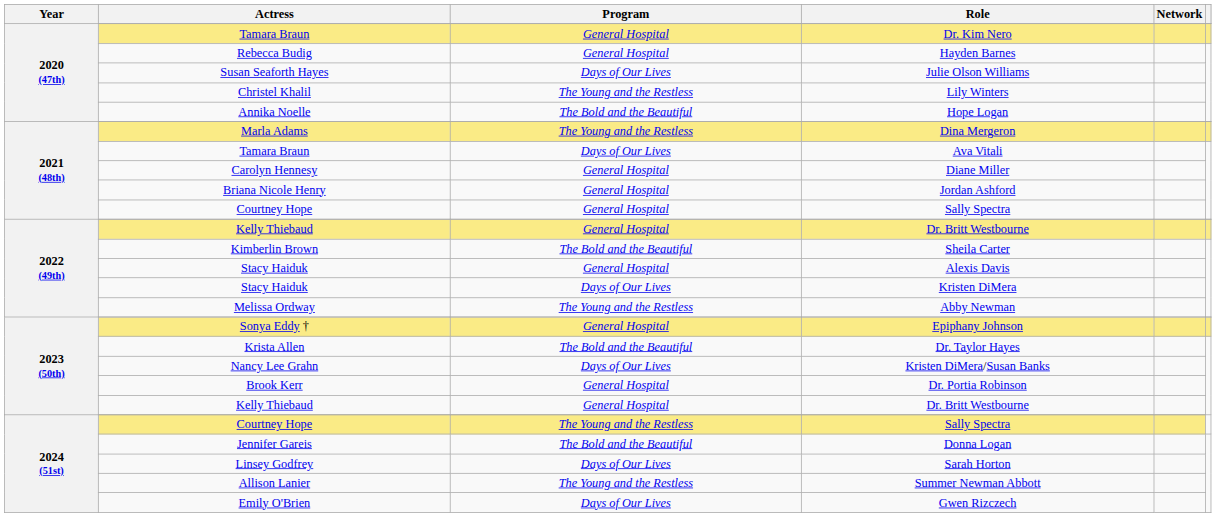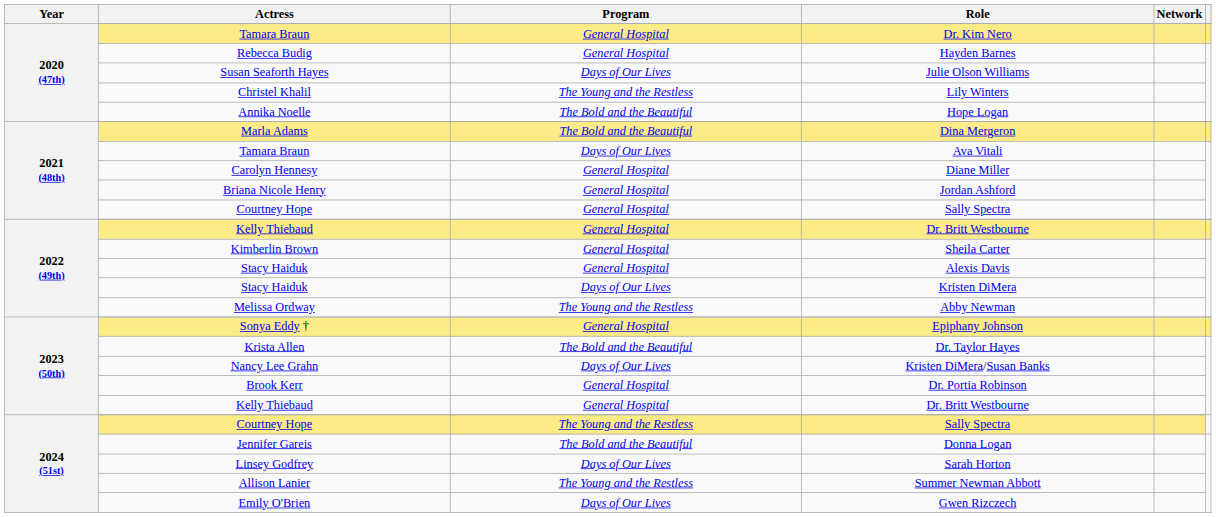(626, 131) The Young and the Restless -> (626, 131) The Bold and the Beautiful
(626, 248) The Bold and the Beautiful -> (626, 248) General Hospital
